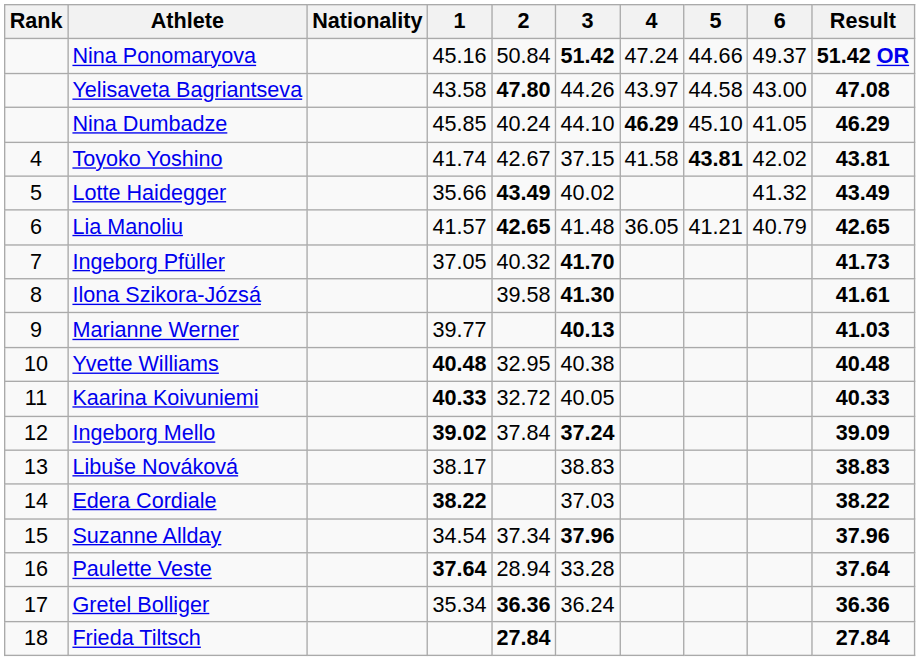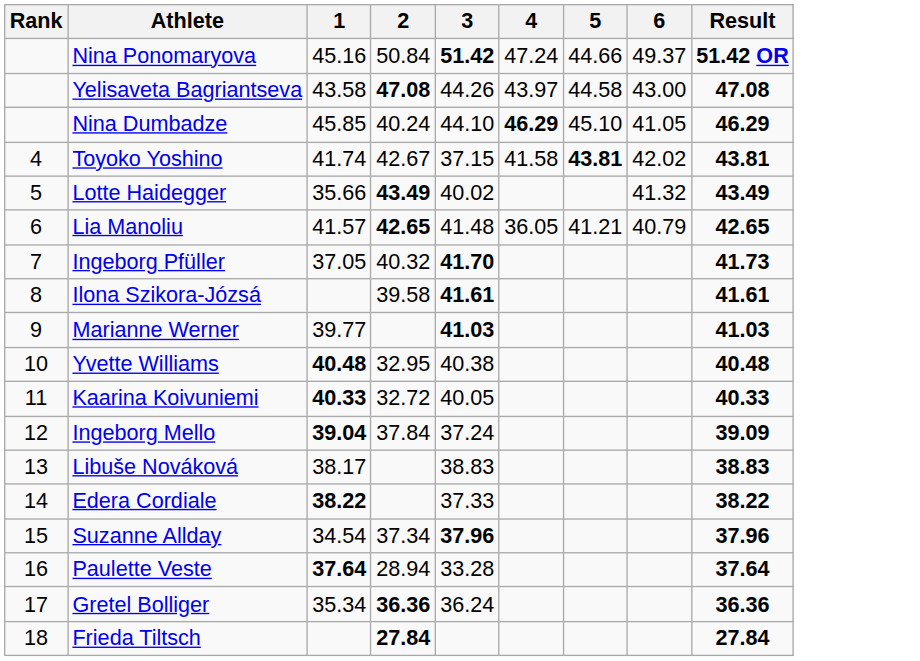- column: (367, 21)
(524, 90) 47.80 -> (403, 90) 47.08
(588, 295) 41.30 -> (467, 295) 41.61
(588, 329) 40.13 -> (467, 329) 41.03
(460, 432) 39.02 -> (339, 432) 39.04
(588, 432) bold -> (467, 432) normal
(588, 501) 37.03 -> (467, 501) 37.33
